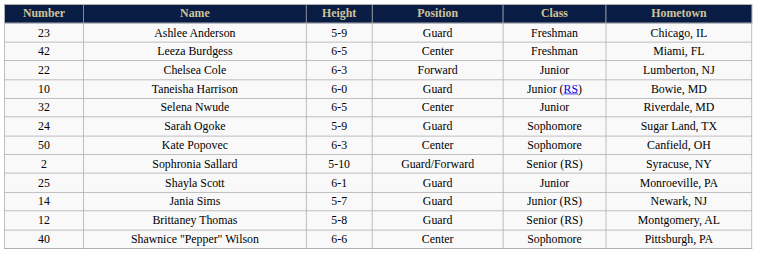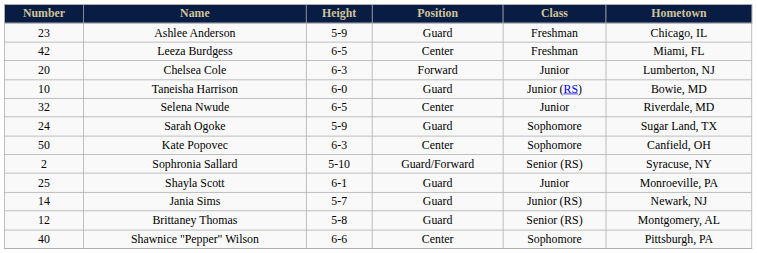(44, 70) 22 -> (44, 70) 20
